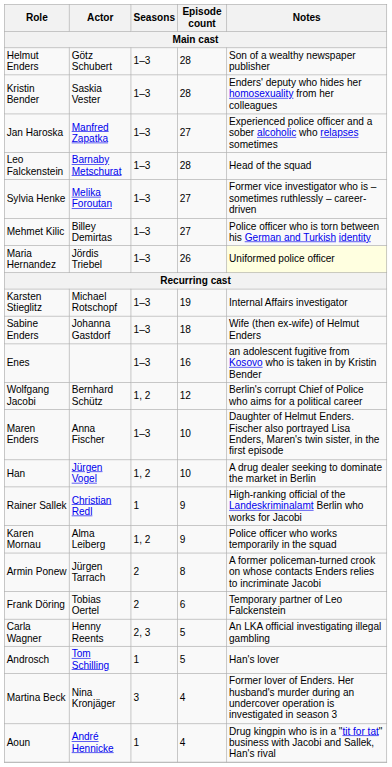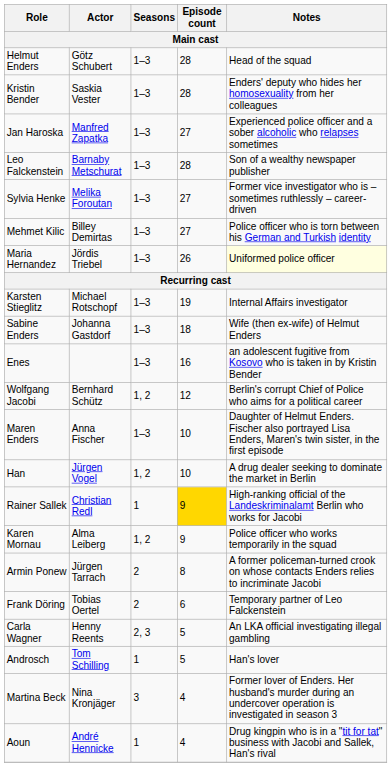(292, 61) Son of a wealthy newspaper publisher -> (270, 61) Head of the squad
(270, 166) Head of the squad -> (292, 166) Son of a wealthy newspaper publisher
(182, 506) no background -> (182, 506) gold background
